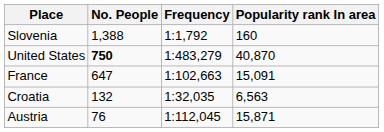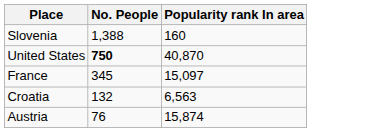- column: (197, 14)
(102, 76) 647 -> (102, 76) 345
(255, 76) 15,091 -> (184, 76) 15,097
(255, 117) 15,871 -> (184, 117) 15,874
